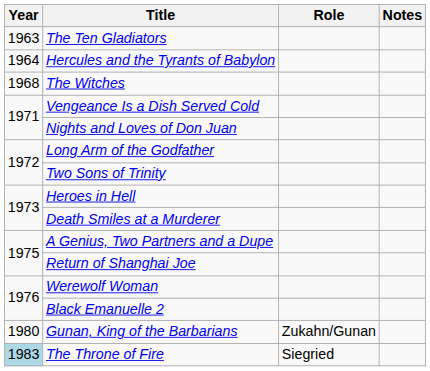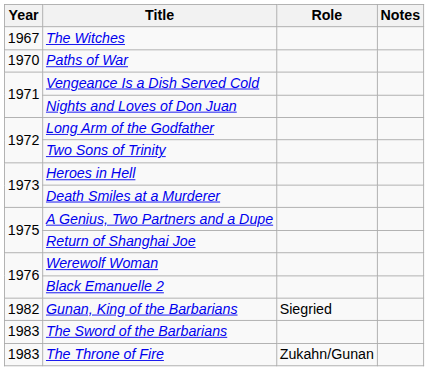- row: (106, 38)
- row: (161, 60)
(24, 83) 1968 -> (24, 38) 1967
+ row: (87, 60)
(24, 331) 1980 -> (24, 309) 1982
(329, 331) Zukahn/Gunan -> (306, 309) Siegried
+ row: (137, 331)
(24, 354) lightblue background -> (24, 354) no background
(308, 354) Siegried -> (327, 354) Zukahn/Gunan
